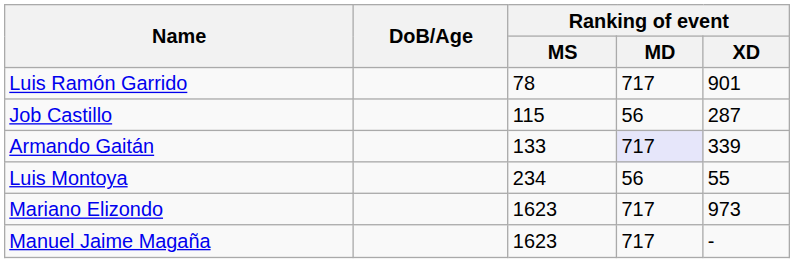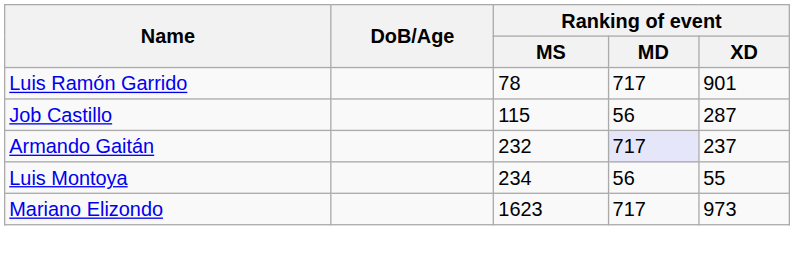(529, 147) 133 -> (515, 147) 232
(724, 147) 339 -> (720, 147) 237
- row: (110, 241)
